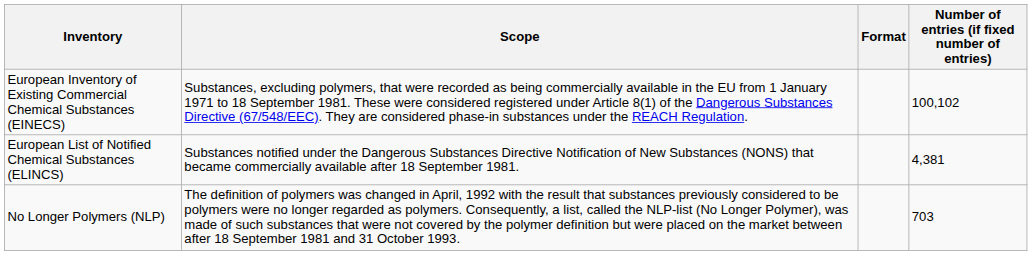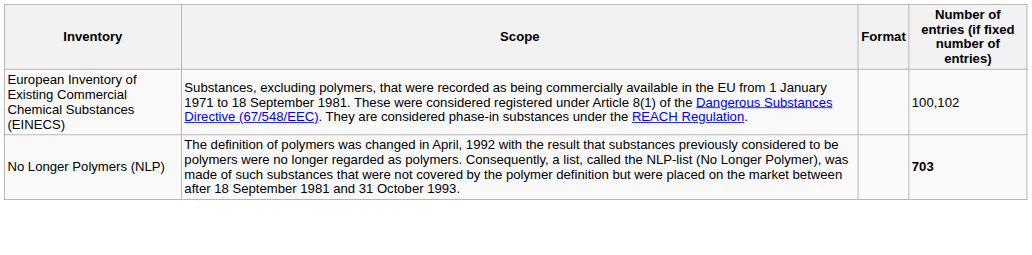- row: (79, 159)
(923, 217) normal -> (923, 167) bold
